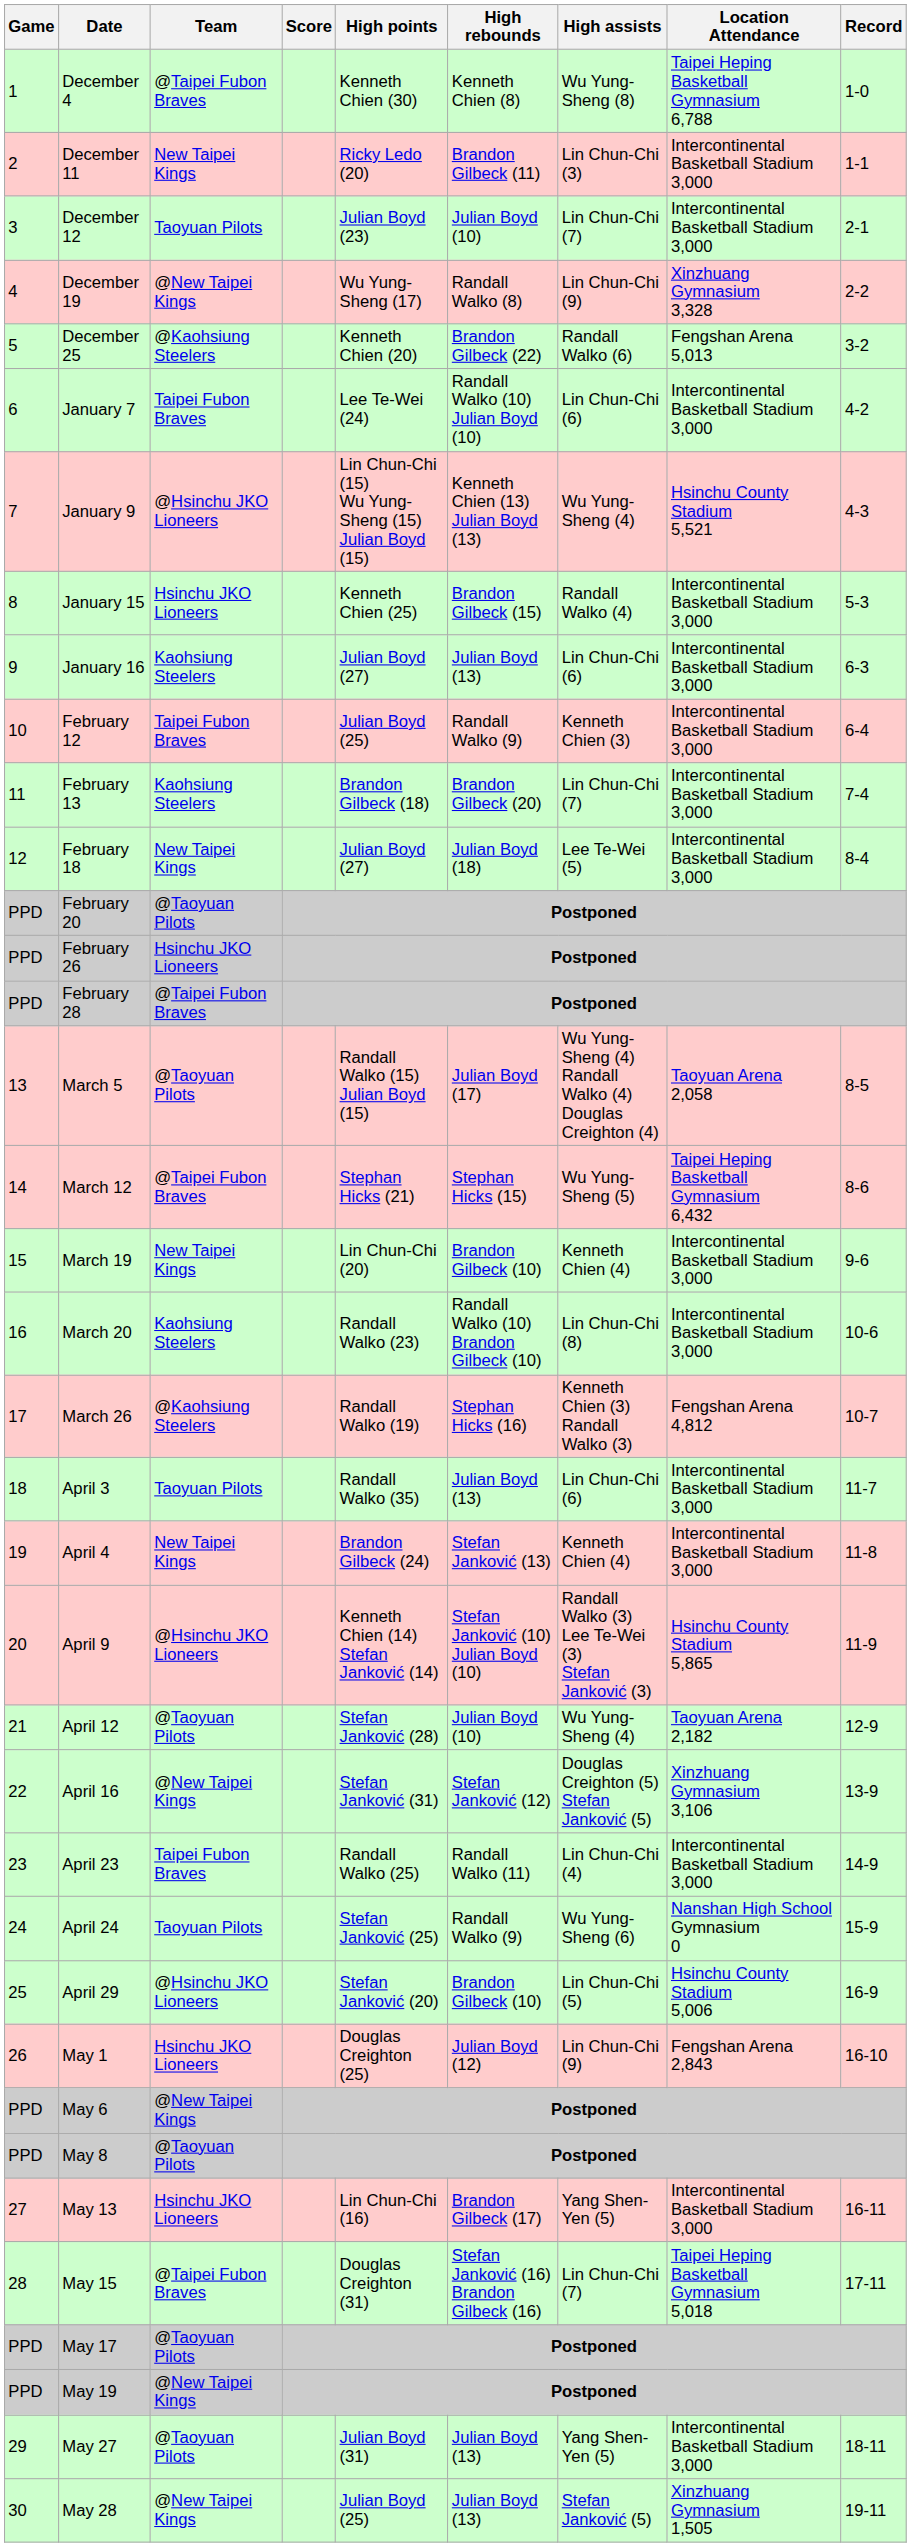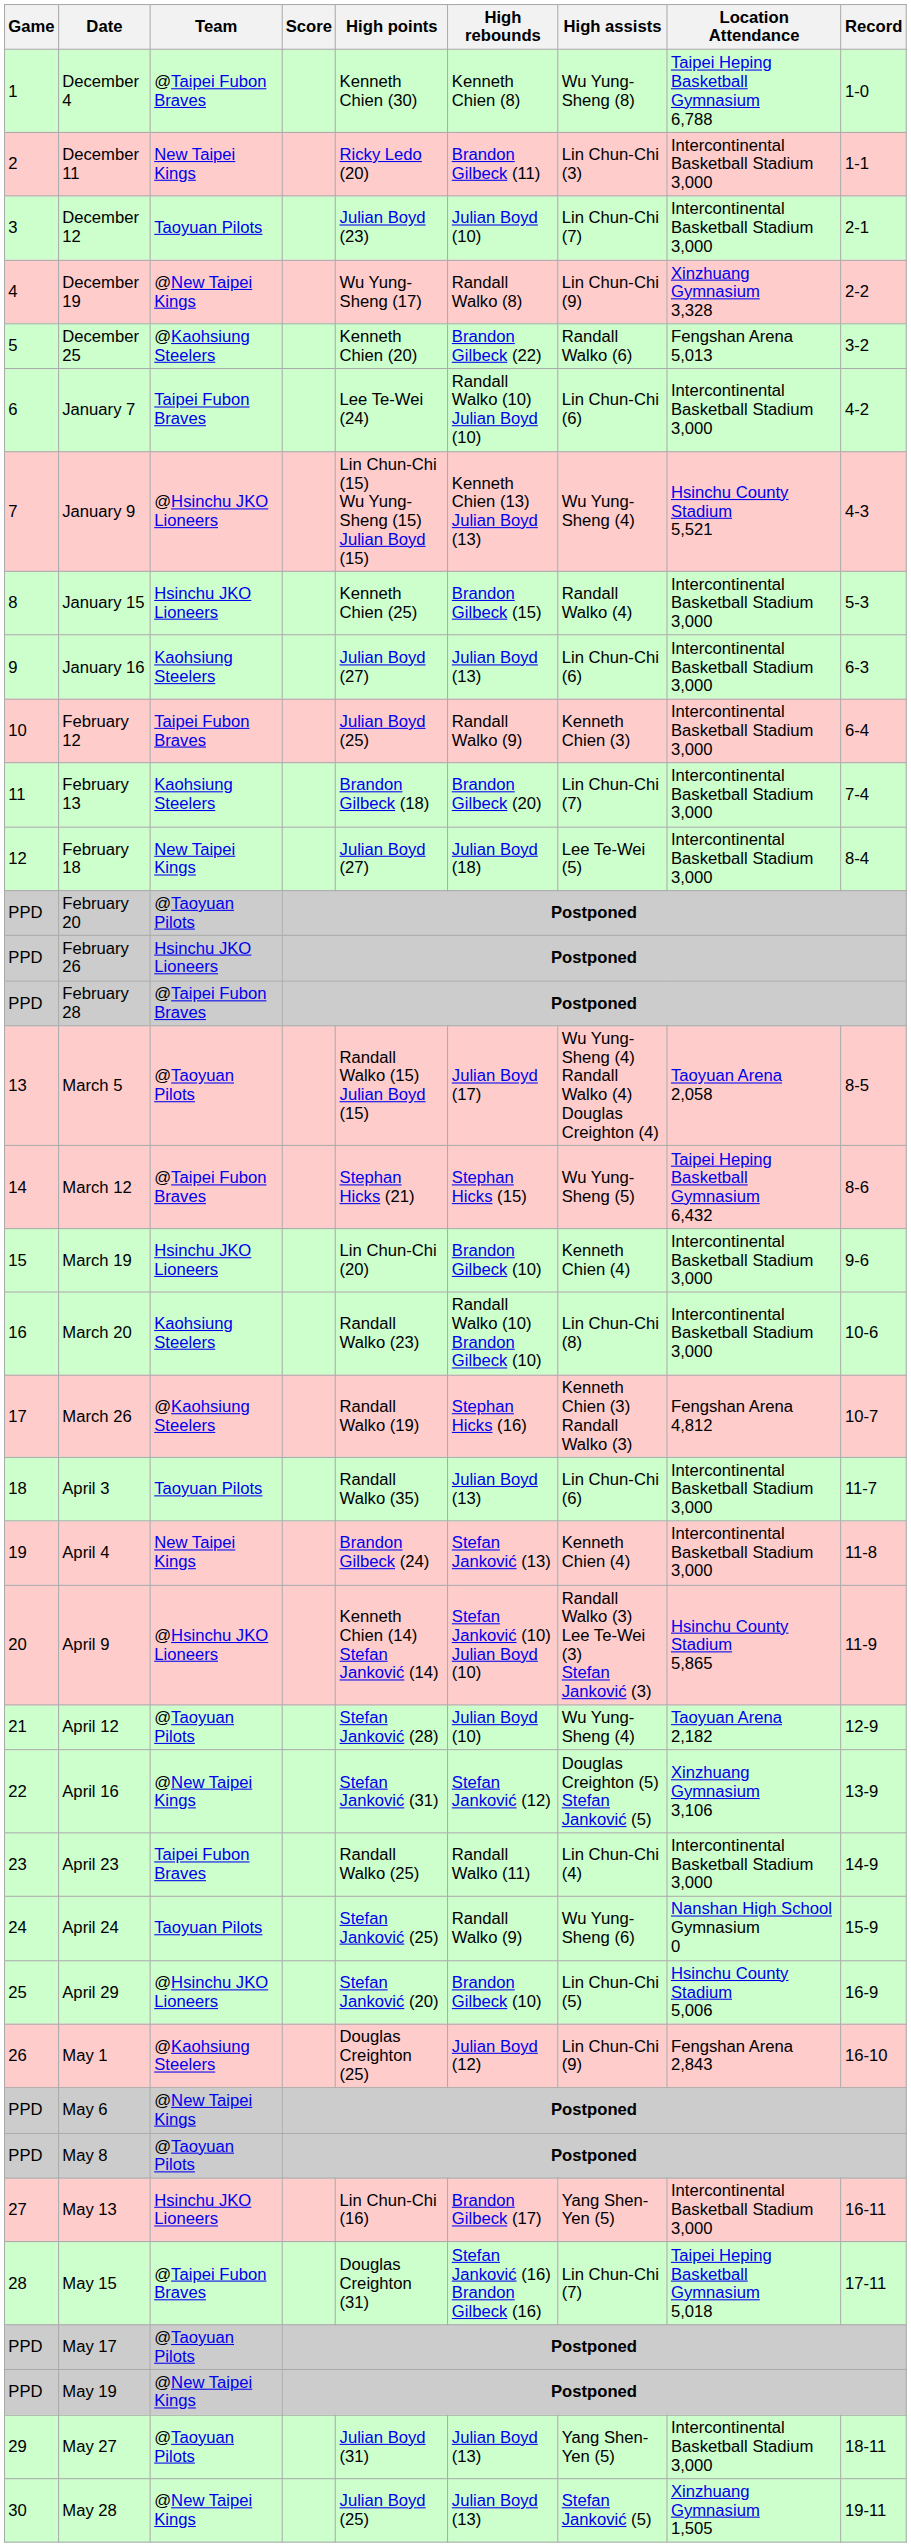(195, 1260) New Taipei Kings -> (203, 1260) Hsinchu JKO Lioneers
(203, 2055) Hsinchu JKO Lioneers -> (202, 2055) @Kaohsiung Steelers
